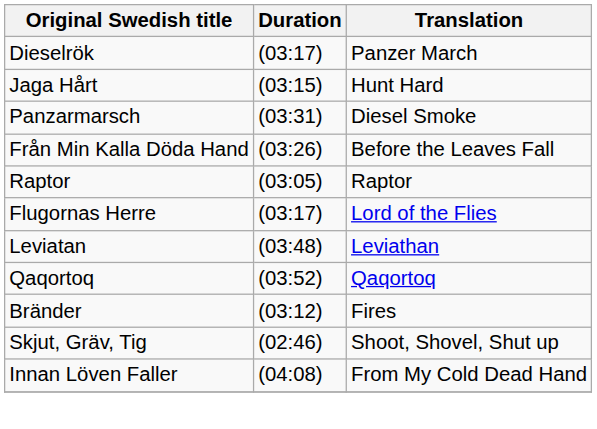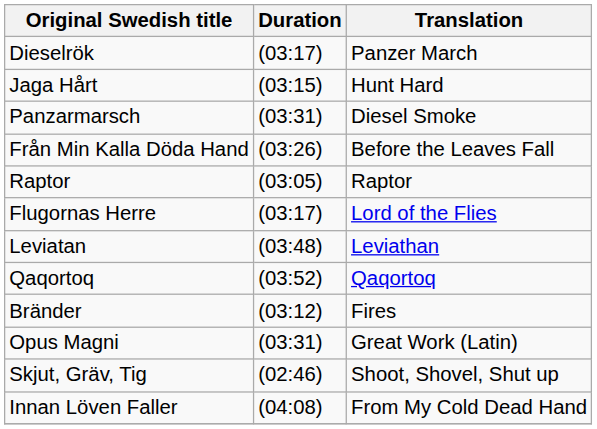+ row: (64, 342)
